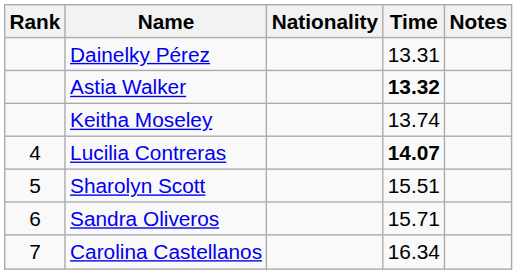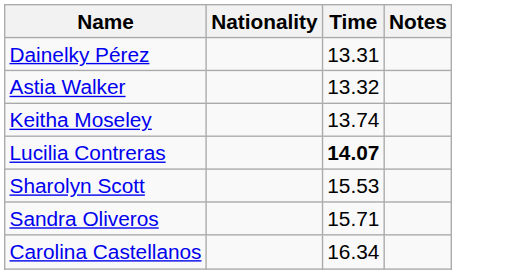- column: (35, 21)
(414, 87) bold -> (353, 87) normal
(414, 186) 15.51 -> (353, 186) 15.53
